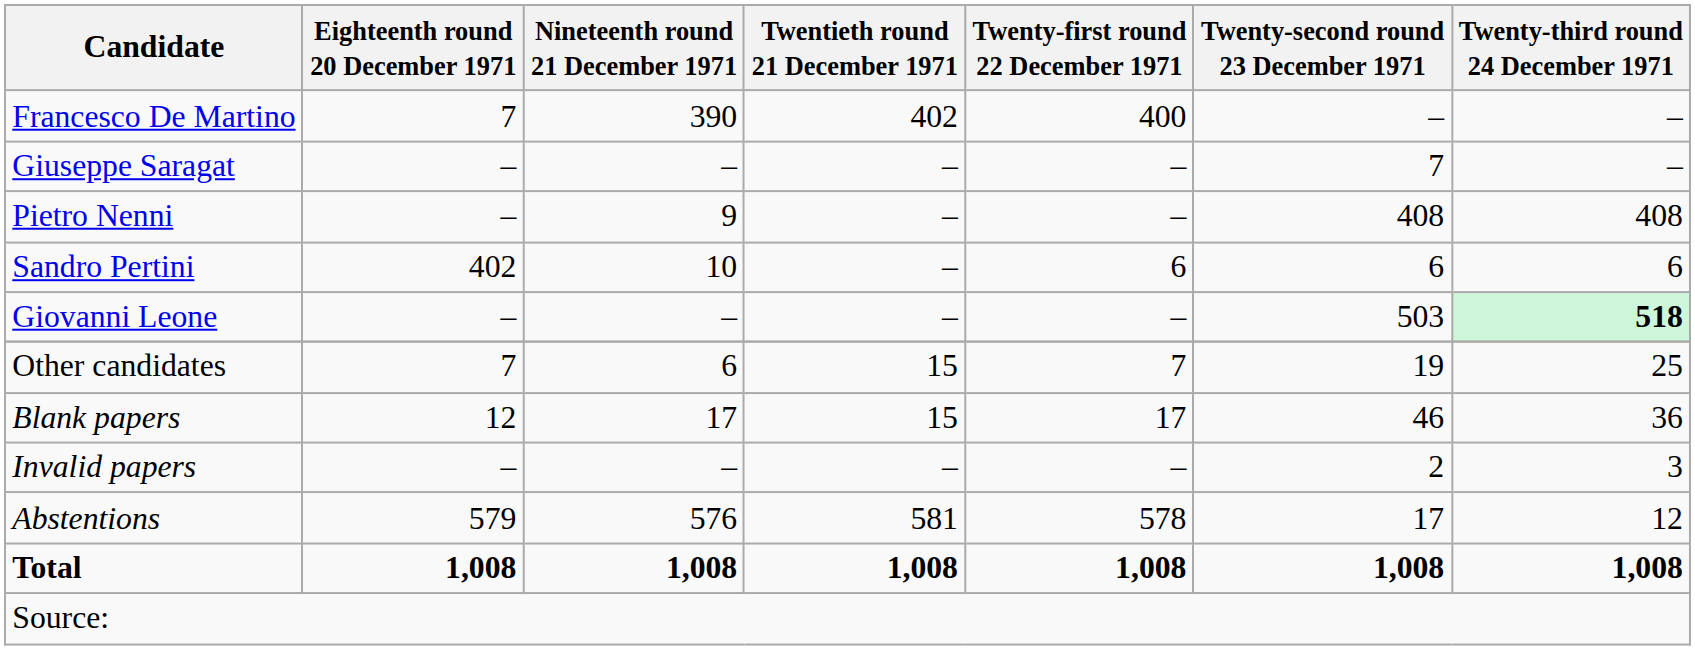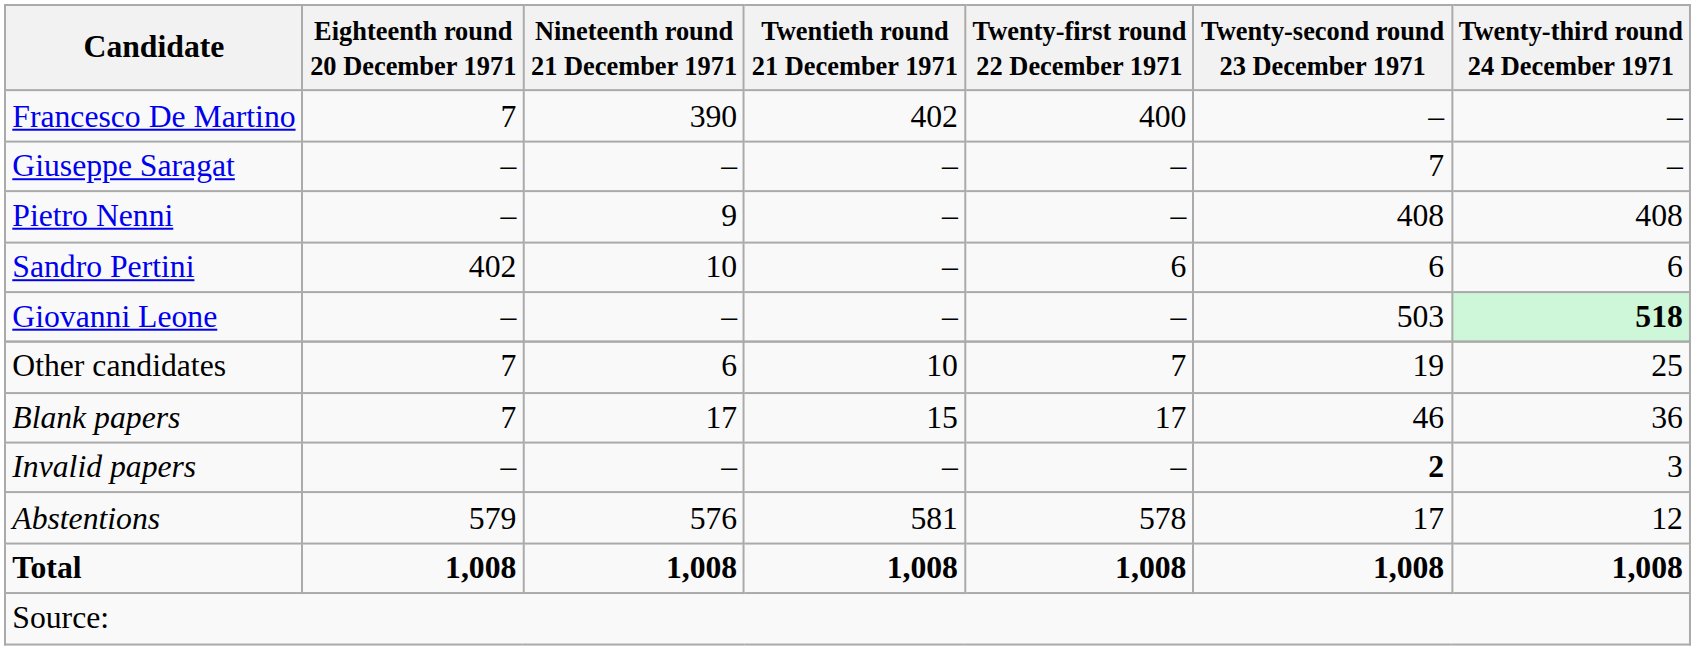(942, 366) 15 -> (942, 366) 10
(501, 416) 12 -> (508, 416) 7
(1436, 467) normal -> (1436, 467) bold
